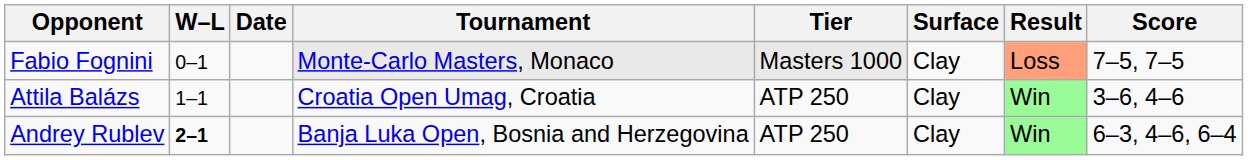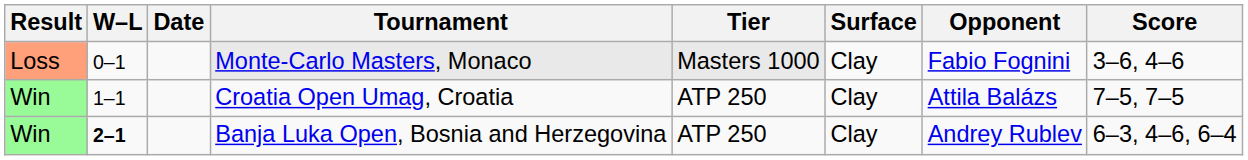columns swapped: (1046, 23) <-> (87, 23)
(1139, 60) 7–5, 7–5 -> (1139, 60) 3–6, 4–6
(1139, 97) 3–6, 4–6 -> (1139, 97) 7–5, 7–5
